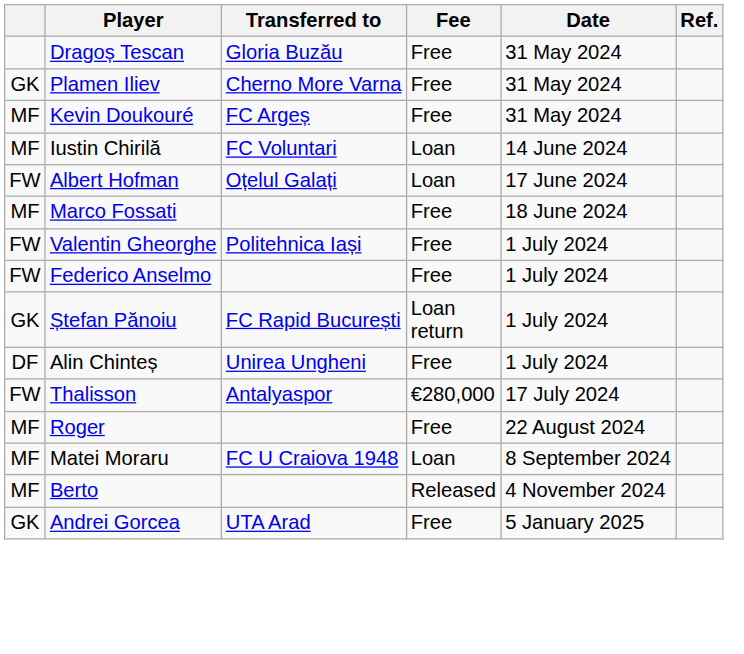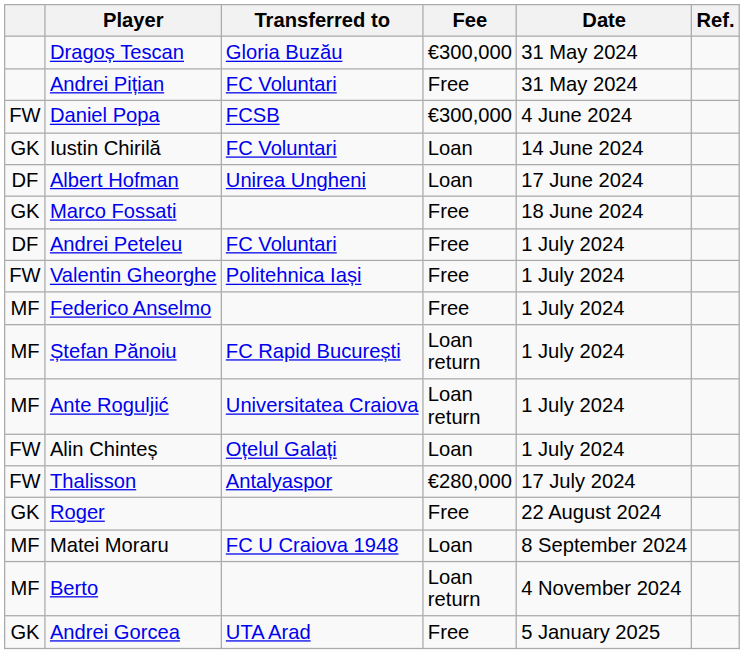(431, 52) Free -> (470, 52) €300,000
- row: (105, 84)
+ row: (107, 84)
- row: (122, 116)
+ row: (105, 116)
(25, 148) MF -> (25, 148) GK
(25, 180) FW -> (25, 180) DF
(281, 180) Oțelul Galați -> (296, 180) Unirea Ungheni
(25, 212) MF -> (25, 212) GK
+ row: (116, 244)
(25, 276) FW -> (25, 308) MF
(25, 319) GK -> (25, 351) MF
+ row: (109, 406)
(25, 362) DF -> (25, 449) FW
(296, 362) Unirea Ungheni -> (281, 449) Oțelul Galați
(431, 362) Free -> (450, 449) Loan
(25, 426) MF -> (25, 513) GK
(453, 490) Released -> (454, 588) Loan return
